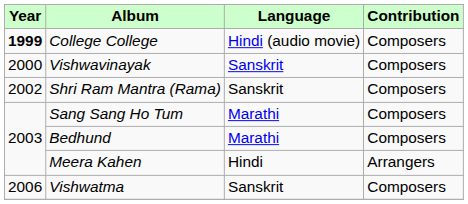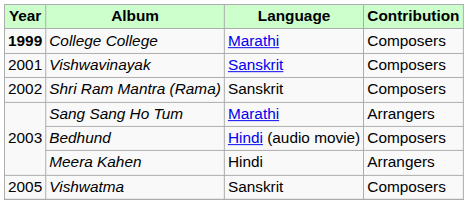(294, 41) Hindi (audio movie) -> (254, 41) Marathi
(25, 65) 2000 -> (25, 65) 2001
(407, 114) Composers -> (401, 114) Arrangers
(254, 138) Marathi -> (294, 138) Hindi (audio movie)
(25, 187) 2006 -> (25, 187) 2005
